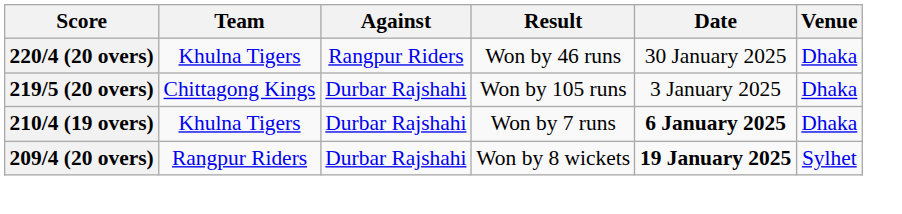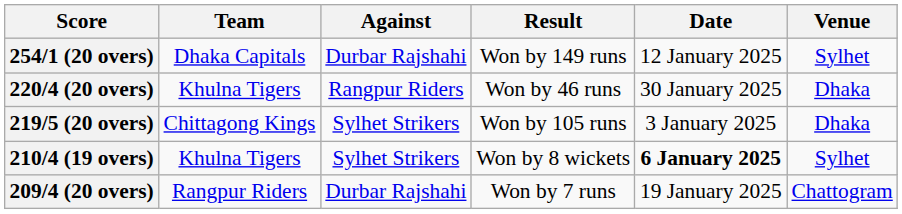+ row: (82, 55)
(396, 89) Durbar Rajshahi -> (396, 123) Sylhet Strikers
(396, 123) Durbar Rajshahi -> (396, 157) Sylhet Strikers
(553, 123) Won by 7 runs -> (553, 157) Won by 8 wickets
(829, 123) Dhaka -> (842, 157) Sylhet
(553, 157) Won by 8 wickets -> (553, 191) Won by 7 runs
(716, 157) bold -> (711, 191) normal
(829, 157) Sylhet -> (842, 191) Chattogram
